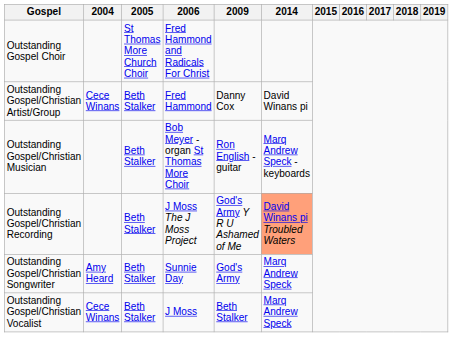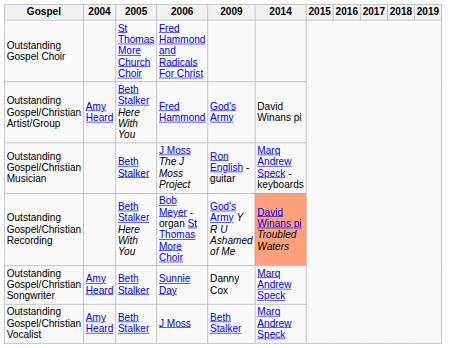(103, 101) Cece Winans -> (100, 112) Amy Heard
(140, 101) Beth Stalker -> (134, 112) Beth Stalker Here With You
(231, 101) Danny Cox -> (223, 112) God's Army
(184, 156) Bob Meyer - organ St Thomas More Choir -> (175, 168) J Moss The J Moss Project
(140, 223) Beth Stalker -> (134, 229) Beth Stalker Here With You
(181, 223) J Moss The J Moss Project -> (178, 229) Bob Meyer - organ St Thomas More Choir
(229, 273) God's Army -> (225, 285) Danny Cox
(103, 312) Cece Winans -> (100, 323) Amy Heard
